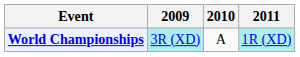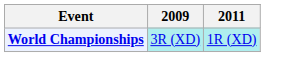- column: (221, 16)
